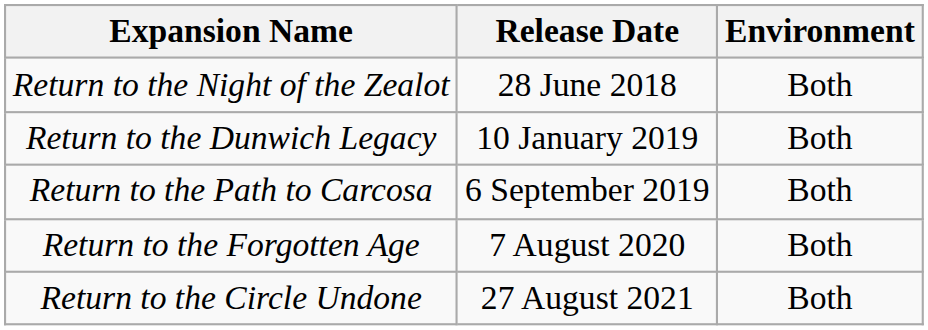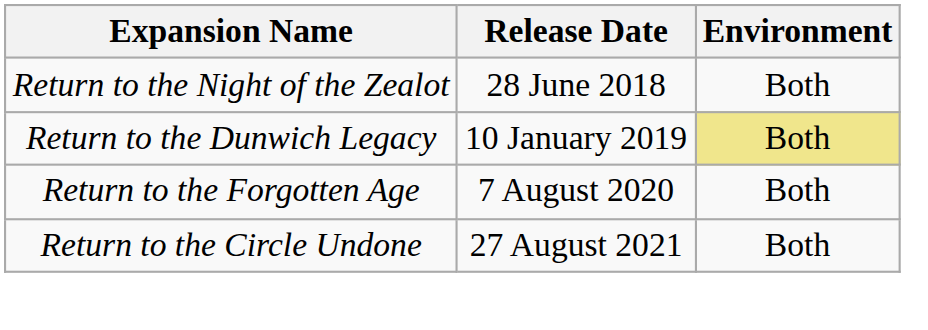(820, 137) no background -> (798, 137) khaki background
- row: (231, 191)
